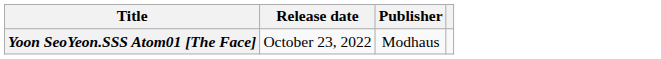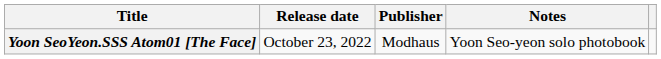+ column: (547, 16)
